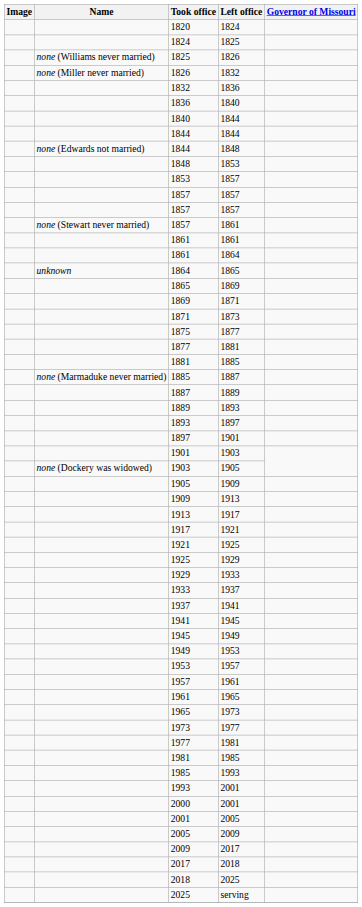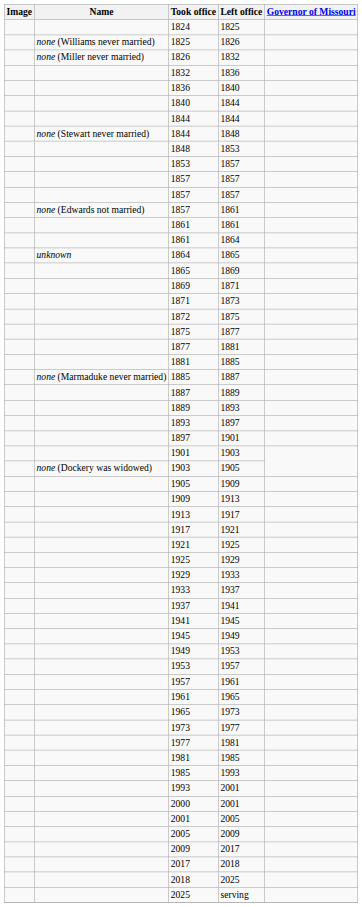- row: (180, 27)
(91, 149) none (Edwards not married) -> (93, 133) none (Stewart never married)
(93, 225) none (Stewart never married) -> (91, 210) none (Edwards not married)
+ row: (180, 316)
